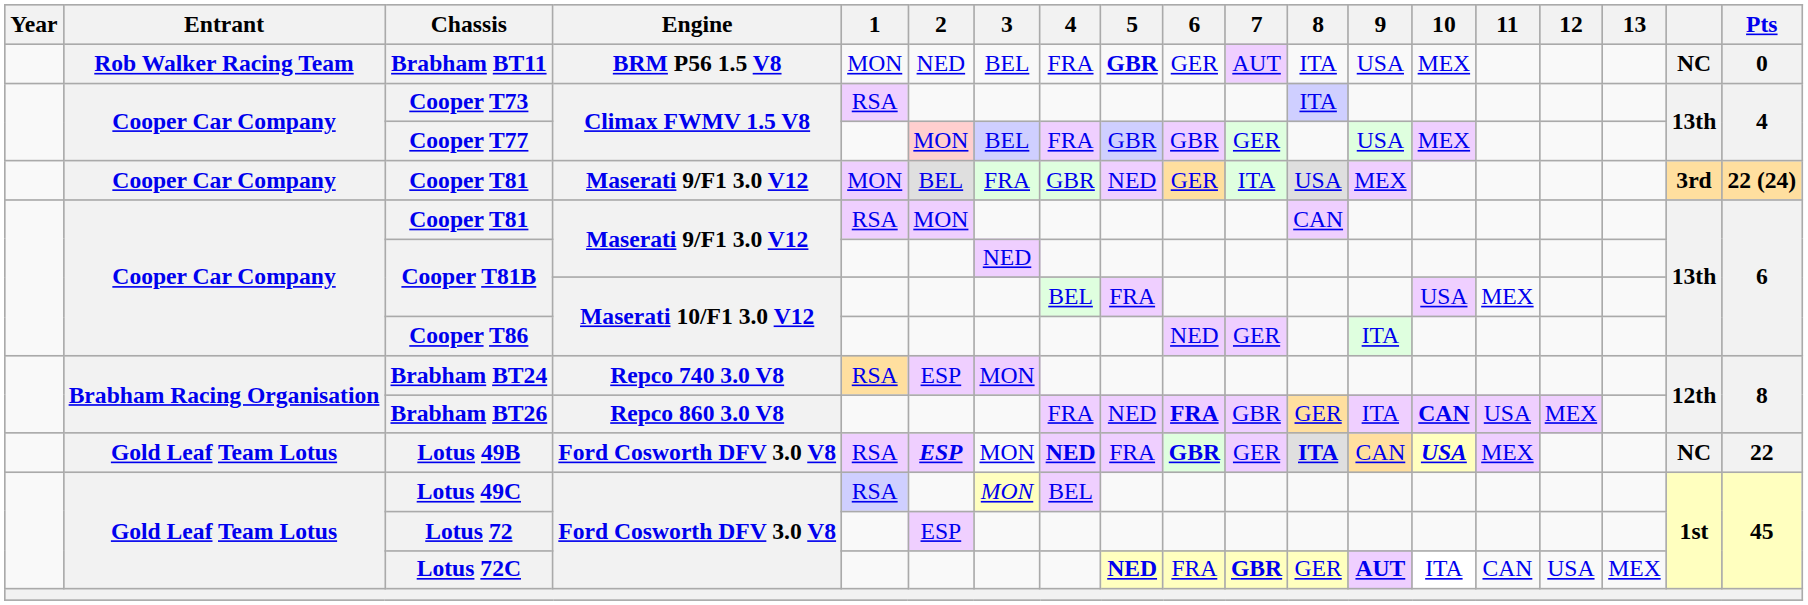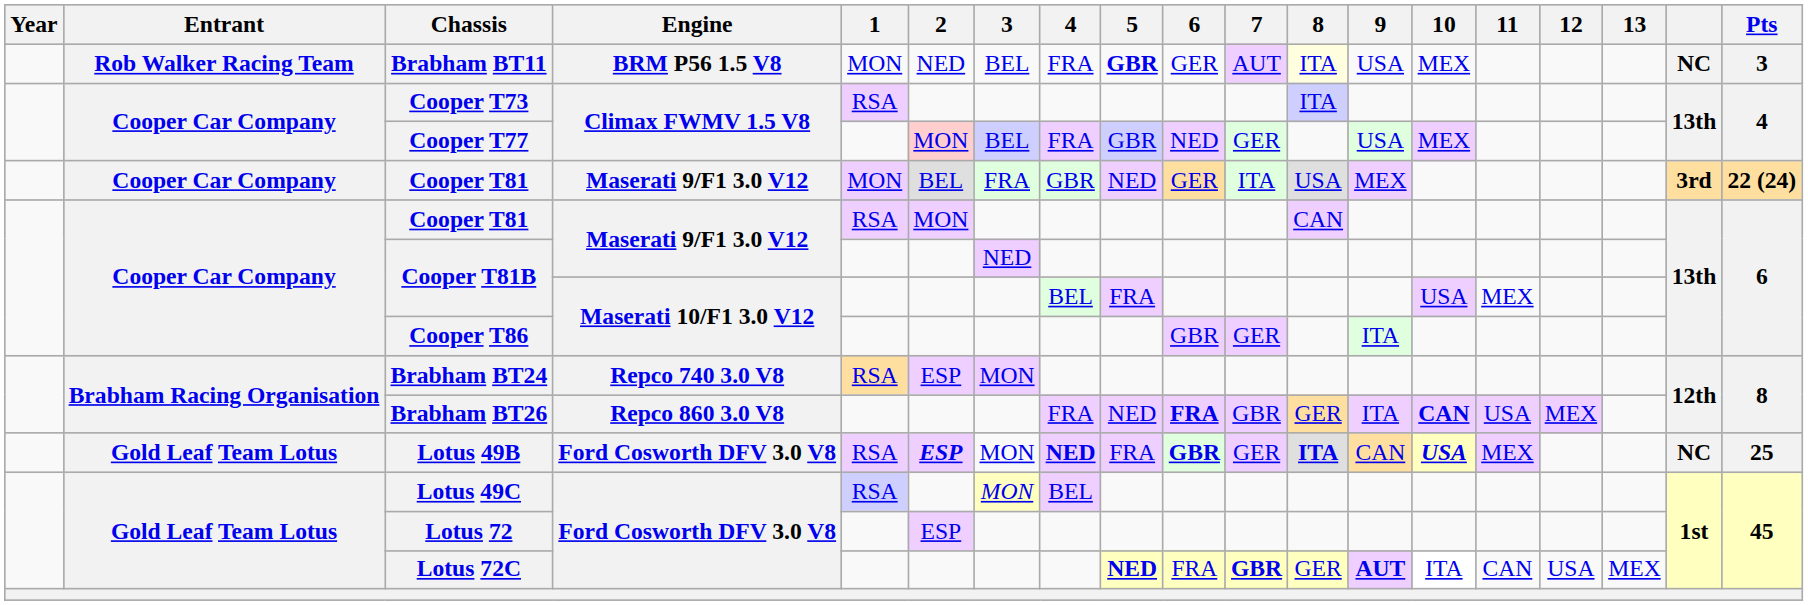(1318, 63) no background -> (1318, 63) lightyellow background
(1762, 63) 0 -> (1762, 63) 3
(1194, 141) GBR -> (1194, 141) NED
(1194, 335) NED -> (1194, 335) GBR
(1762, 452) 22 -> (1762, 452) 25
